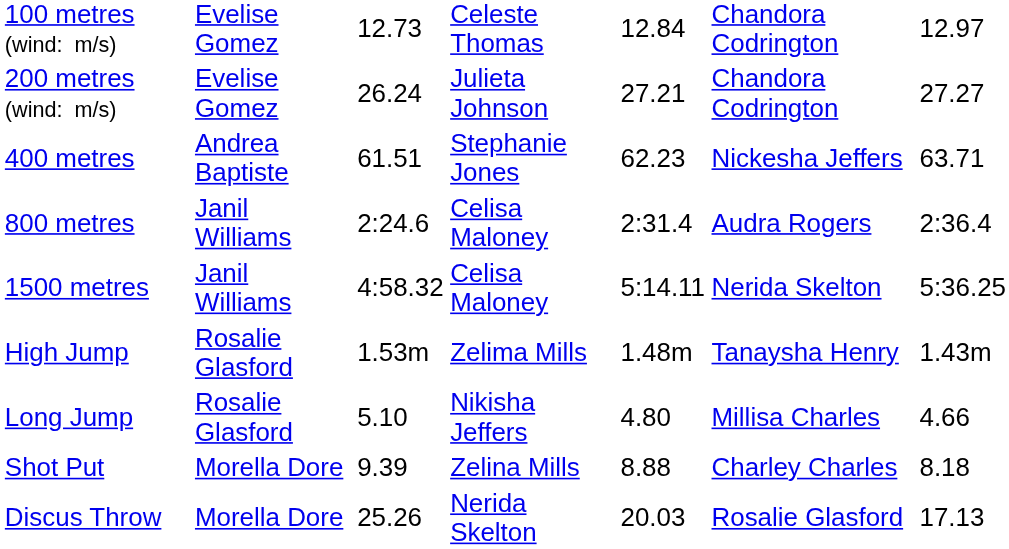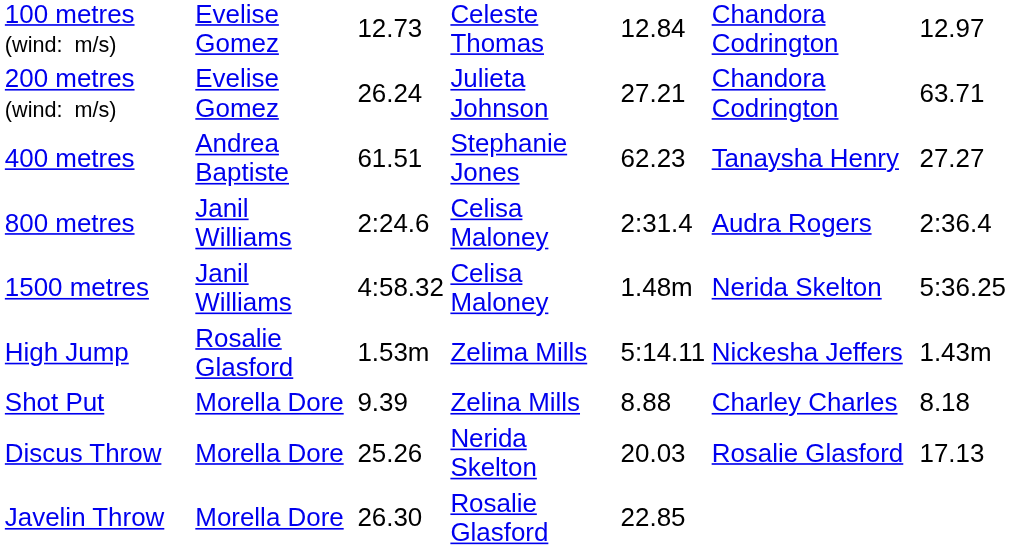(952, 93) 27.27 -> (952, 93) 63.71
(807, 158) Nickesha Jeffers -> (805, 158) Tanaysha Henry
(952, 158) 63.71 -> (952, 158) 27.27
(663, 287) 5:14.11 -> (657, 287) 1.48m
(656, 352) 1.48m -> (663, 352) 5:14.11
(805, 352) Tanaysha Henry -> (807, 352) Nickesha Jeffers
- row: (69, 417)
+ row: (85, 517)
